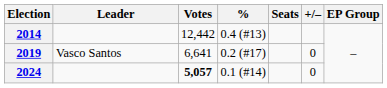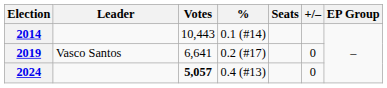(198, 33) 12,442 -> (198, 33) 10,443
(243, 33) 0.4 (#13) -> (243, 33) 0.1 (#14)
(243, 72) 0.1 (#14) -> (243, 72) 0.4 (#13)
